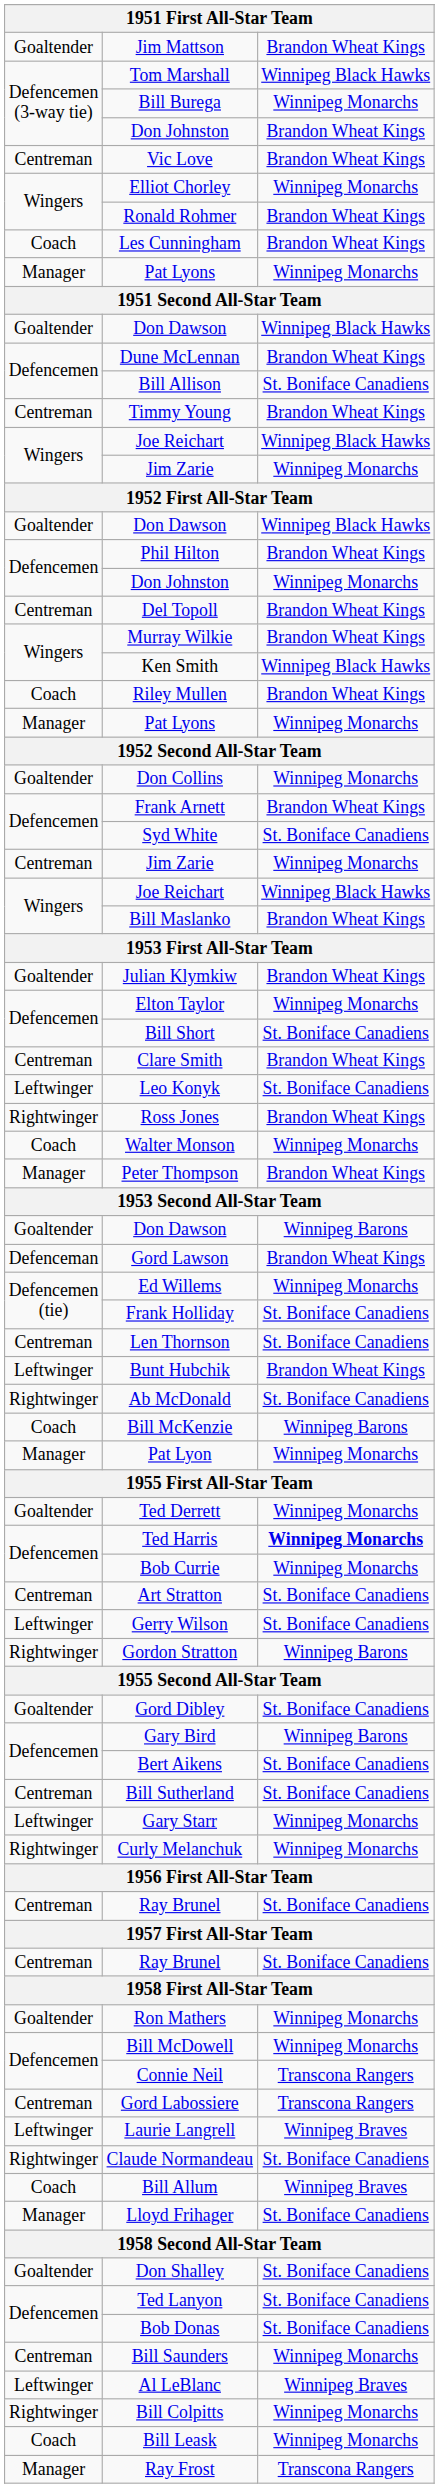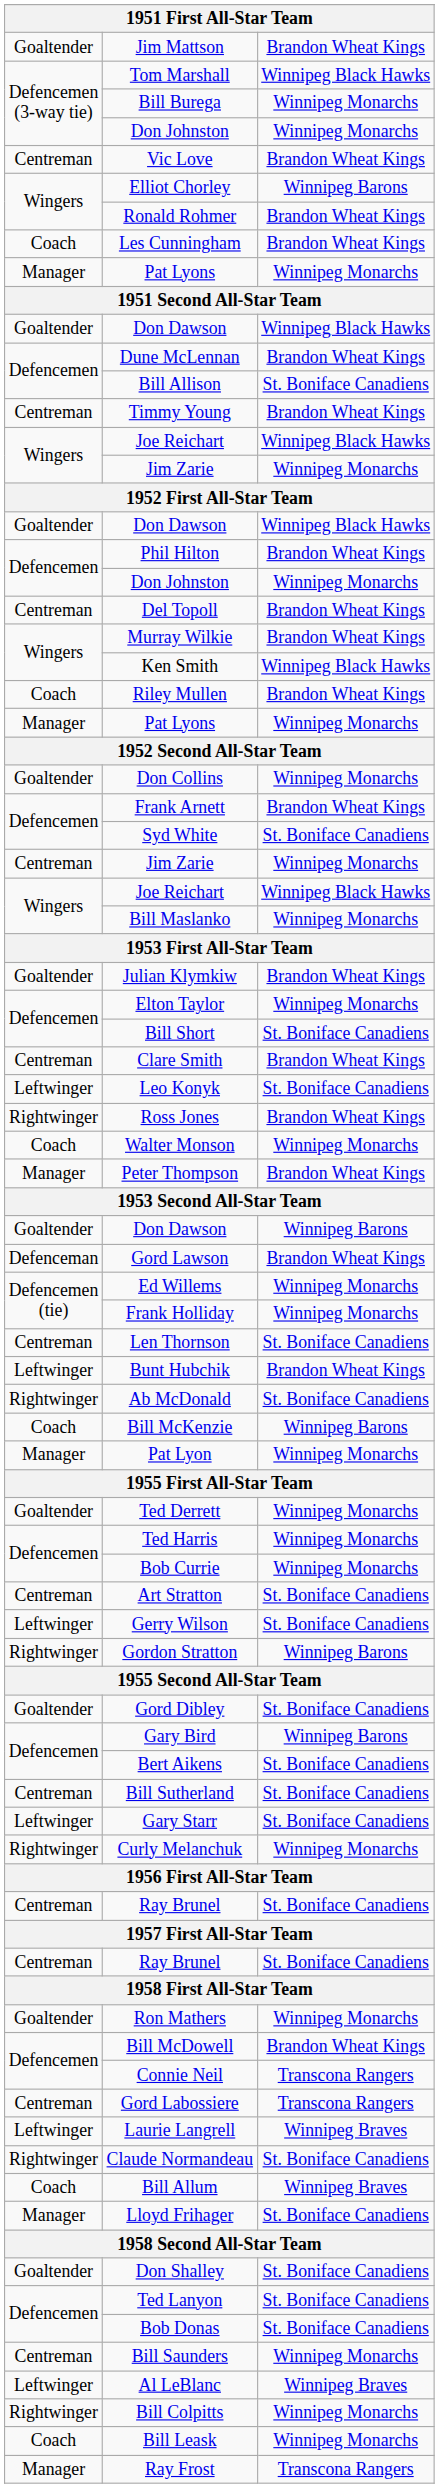(346, 131) Brandon Wheat Kings -> (346, 131) Winnipeg Monarchs
(346, 187) Winnipeg Monarchs -> (346, 187) Winnipeg Barons
(346, 919) Brandon Wheat Kings -> (346, 919) Winnipeg Monarchs
(346, 1314) St. Boniface Canadiens -> (346, 1314) Winnipeg Monarchs
(346, 1539) bold -> (346, 1539) normal
(346, 1821) Winnipeg Monarchs -> (346, 1821) St. Boniface Canadiens
(346, 2046) Winnipeg Monarchs -> (346, 2046) Brandon Wheat Kings
